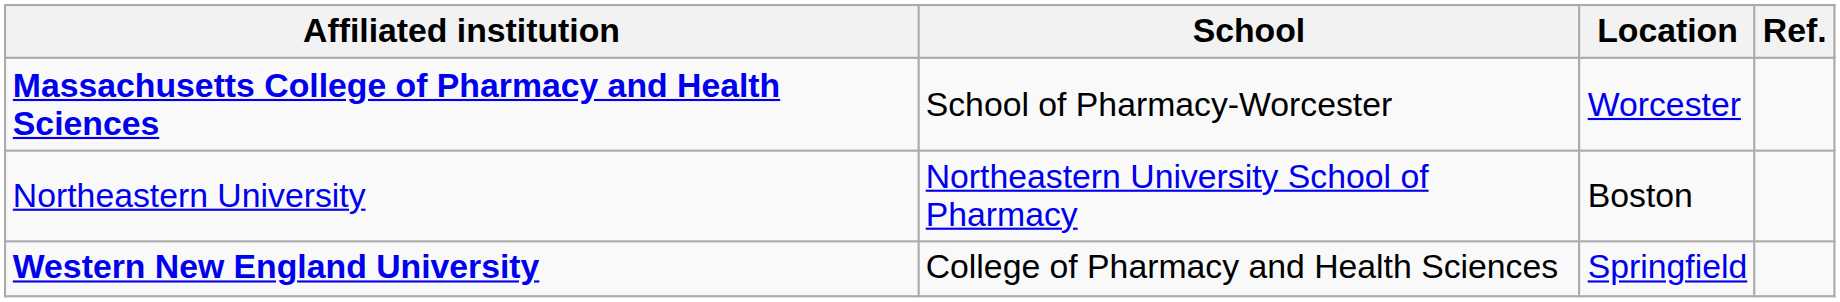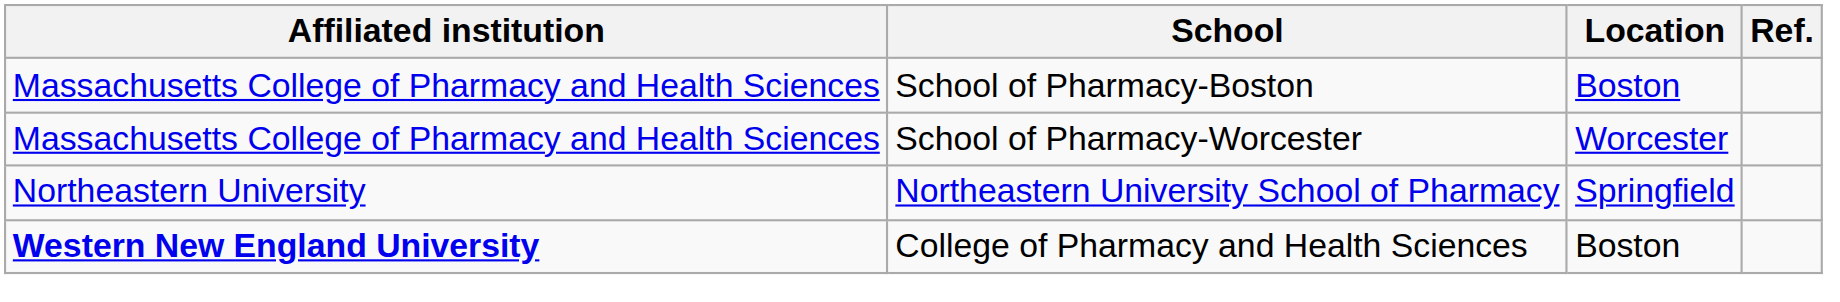+ row: (1105, 84)
(397, 103) bold -> (446, 138) normal
(1640, 195) Boston -> (1655, 191) Springfield
(1667, 267) Springfield -> (1628, 245) Boston
